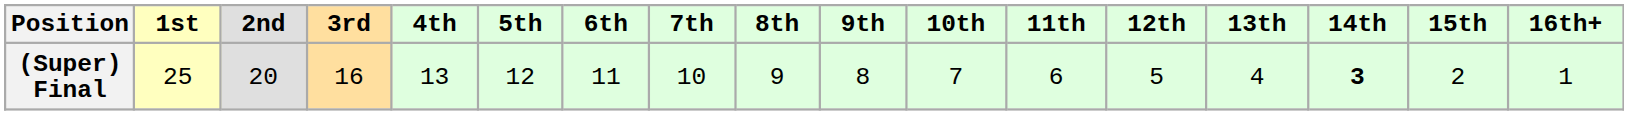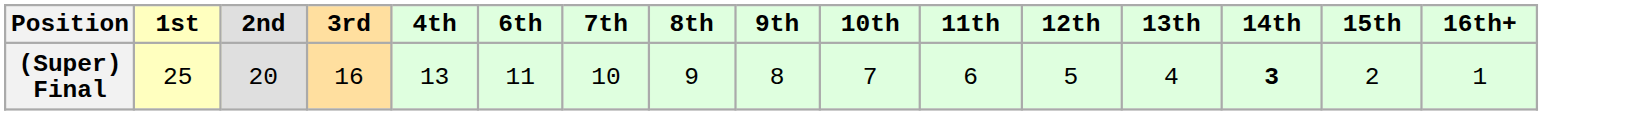- column: (520, 24)
